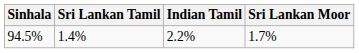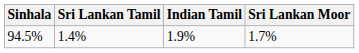(181, 36) 2.2% -> (181, 36) 1.9%
